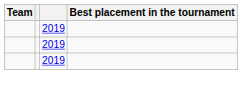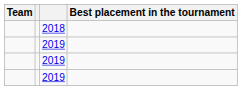+ row: (20, 29)
